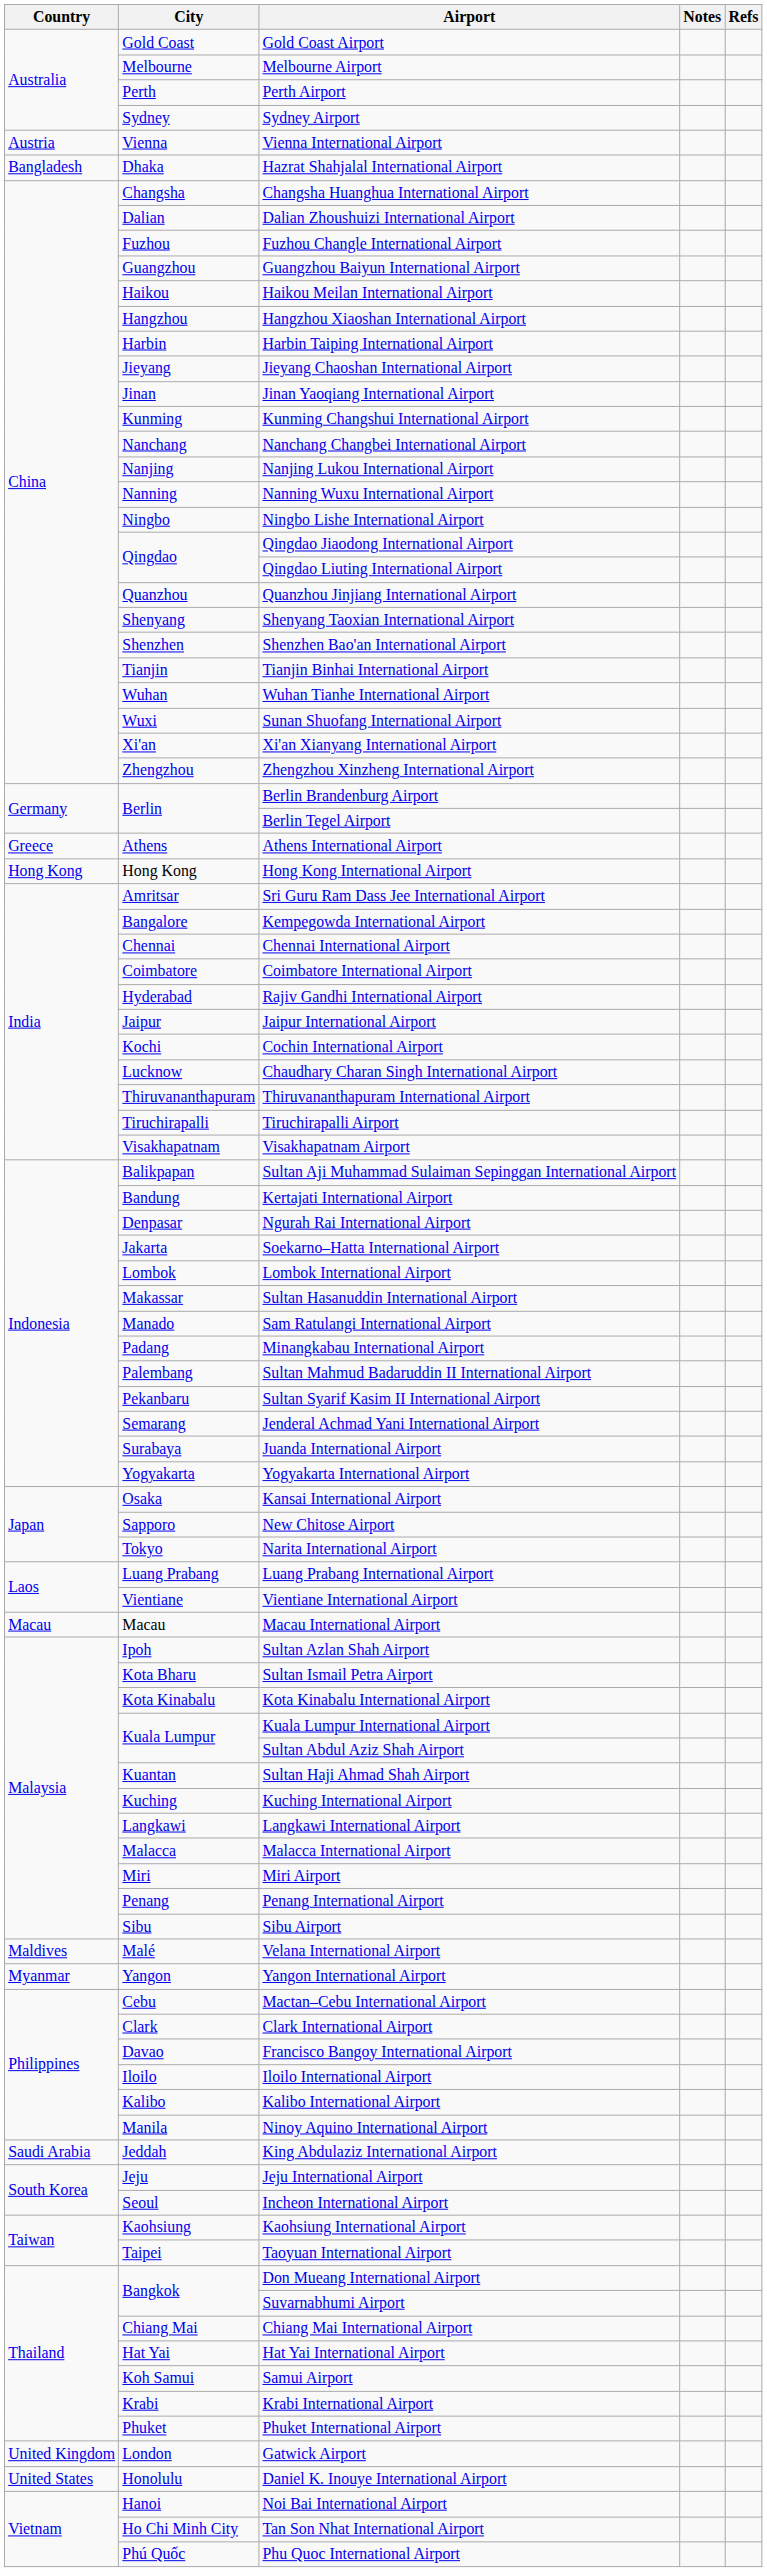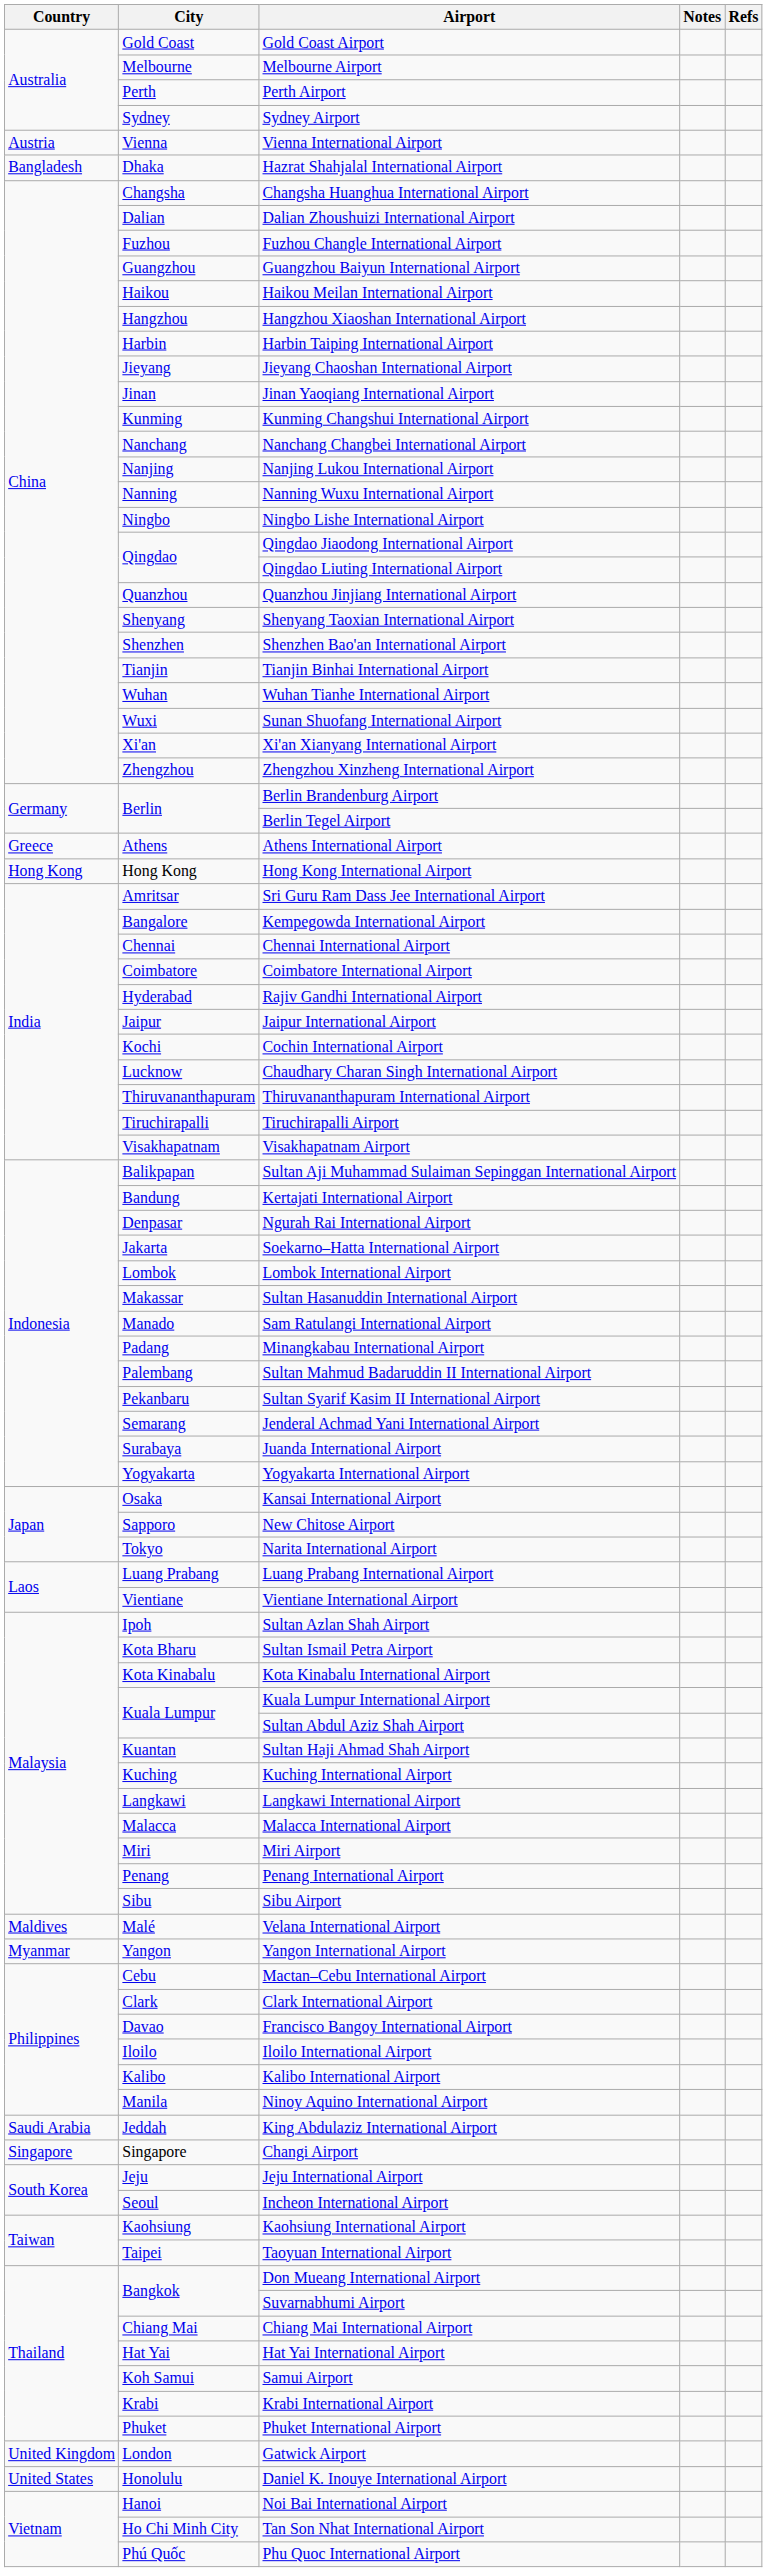- row: (351, 1624)
+ row: (310, 2152)
